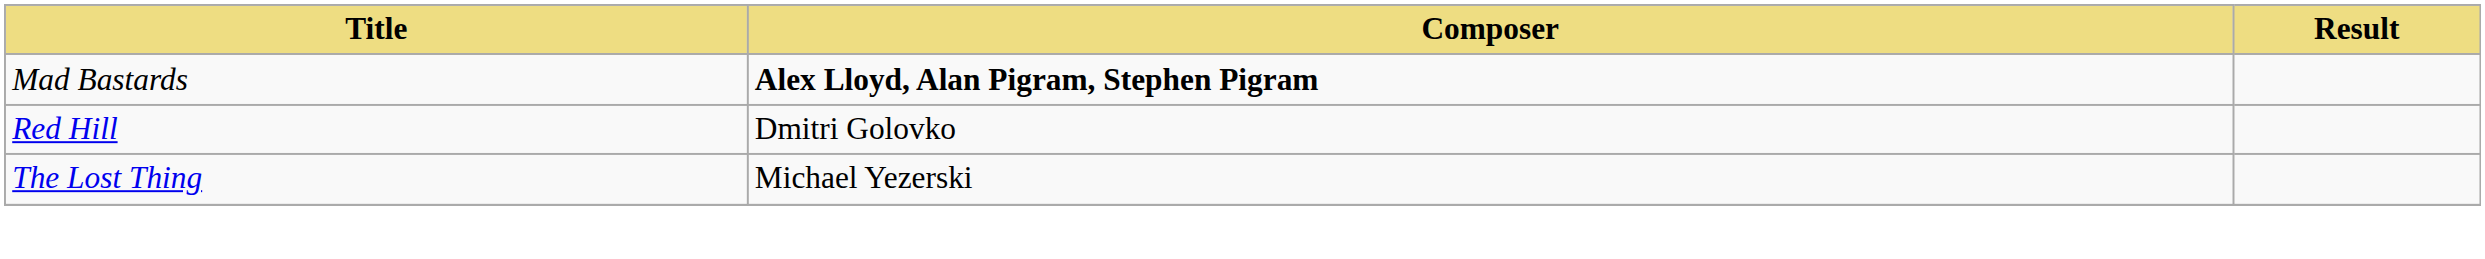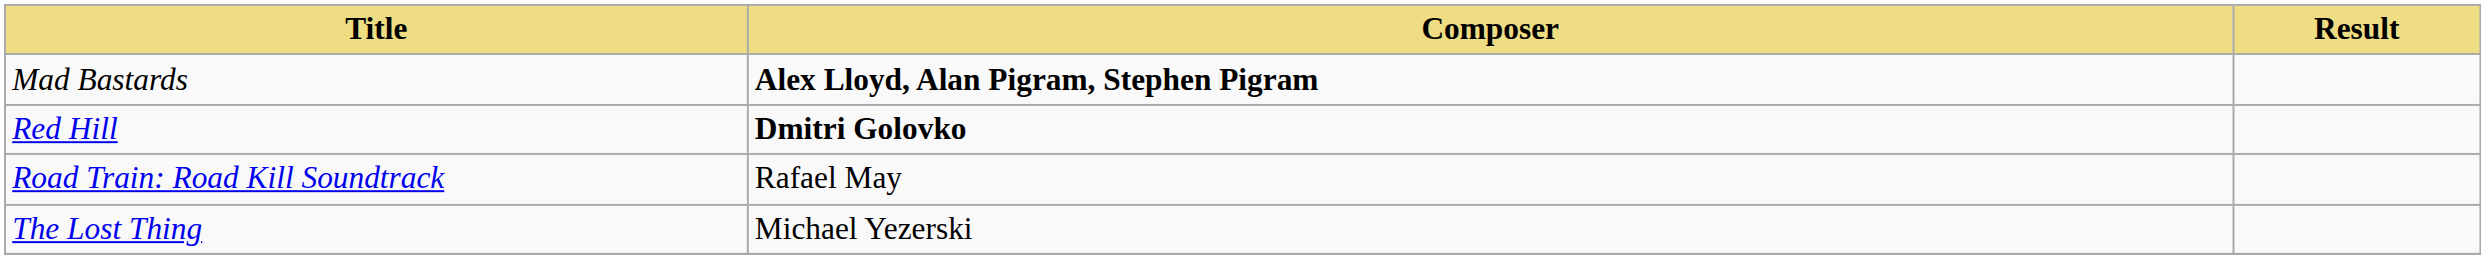(855, 128) normal -> (861, 128) bold
+ row: (228, 178)
